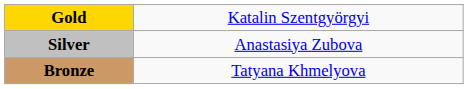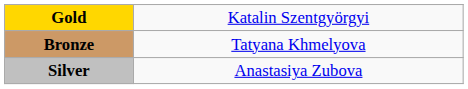rows swapped: (69, 44) <-> (69, 70)
